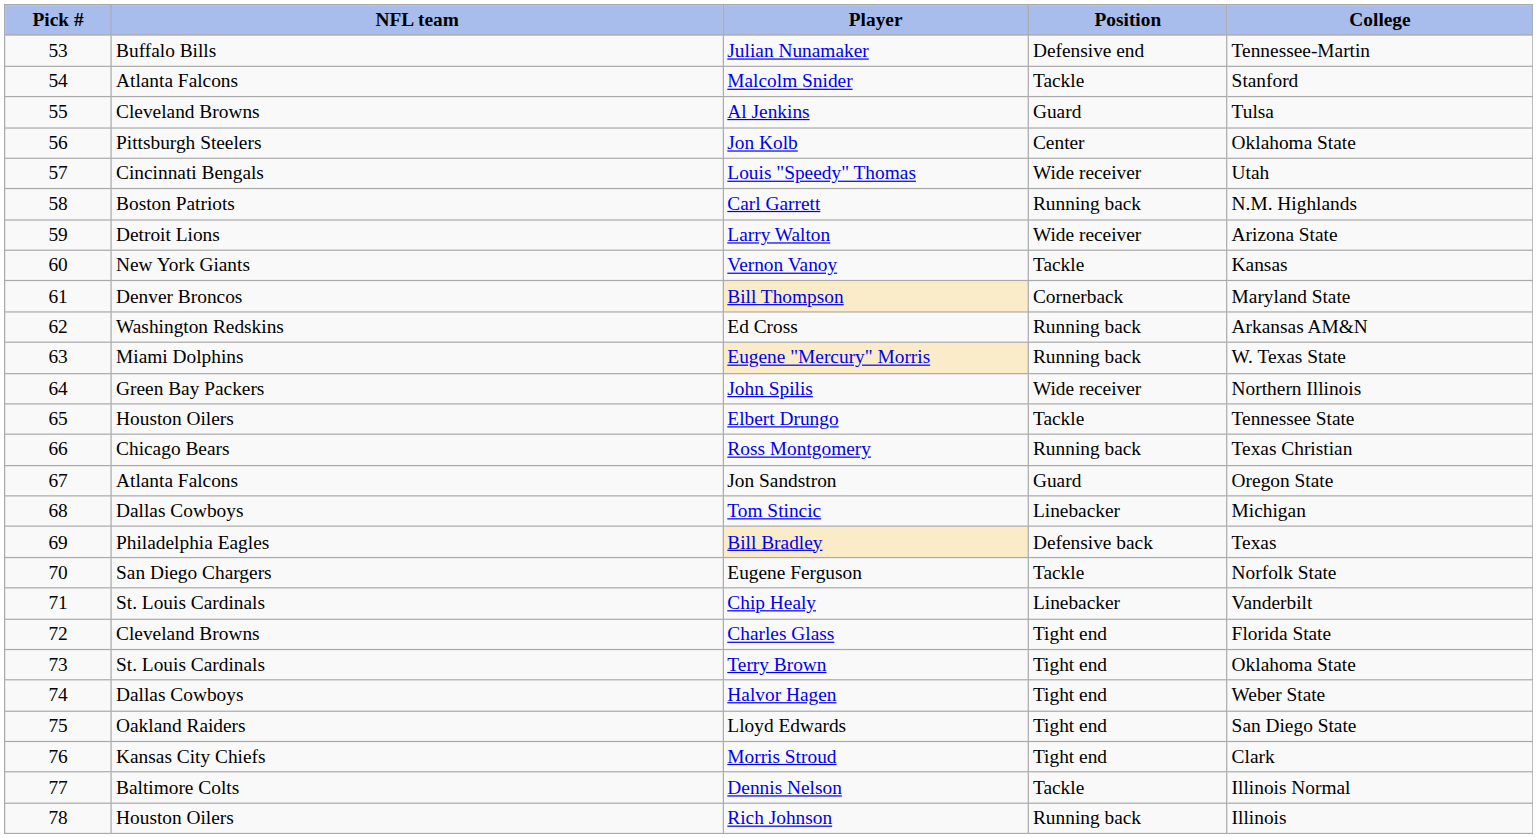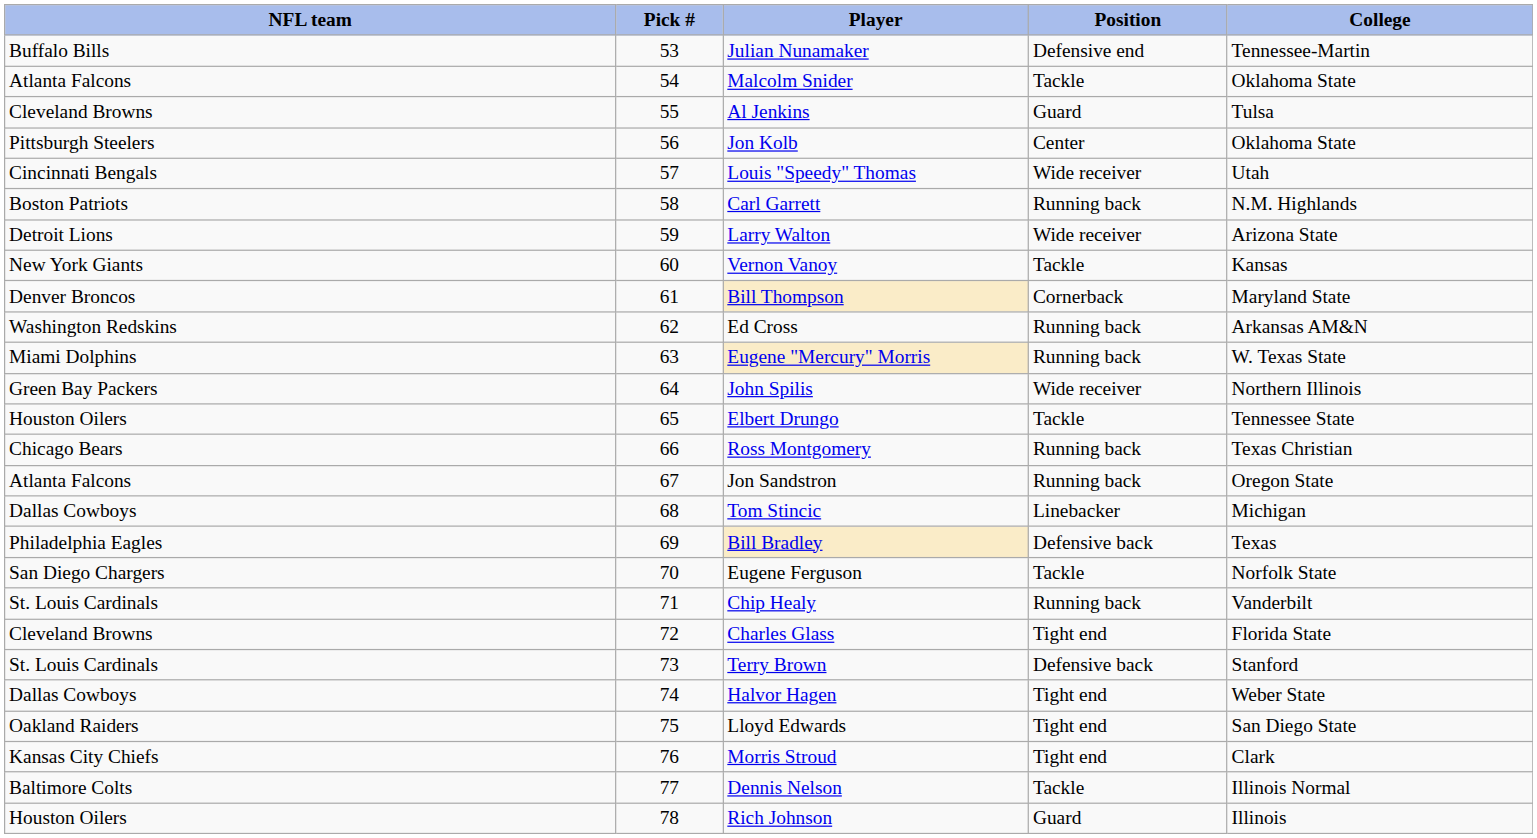columns swapped: (58, 19) <-> (417, 19)
(1265, 81) Stanford -> (1294, 81) Oklahoma State
(1057, 480) Guard -> (1087, 480) Running back
(1076, 603) Linebacker -> (1087, 603) Running back
(1070, 664) Tight end -> (1093, 664) Defensive back
(1294, 664) Oklahoma State -> (1265, 664) Stanford
(1087, 818) Running back -> (1057, 818) Guard
